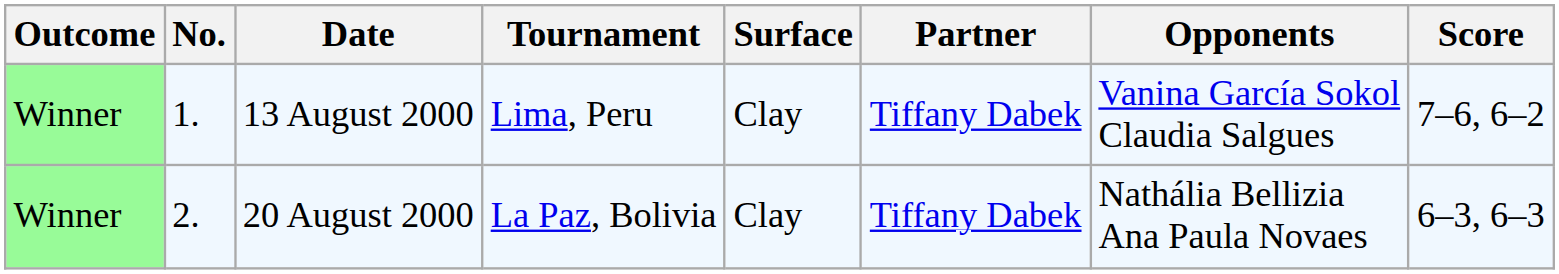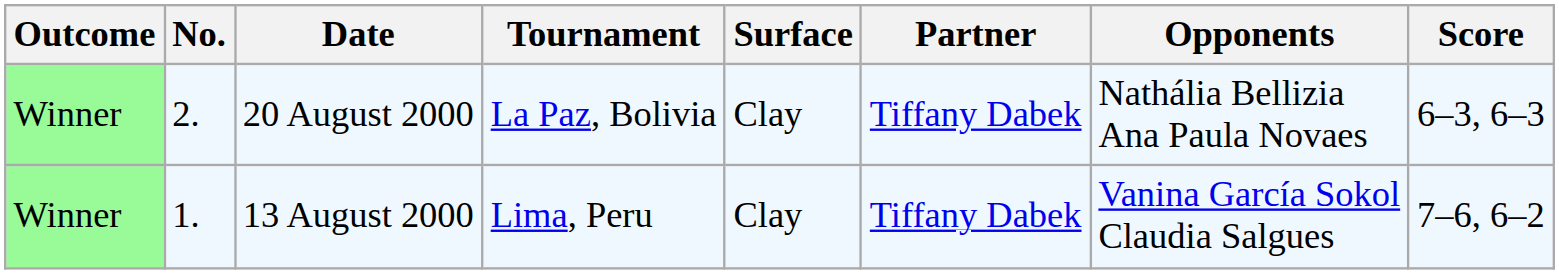rows swapped: (358, 113) <-> (358, 215)
